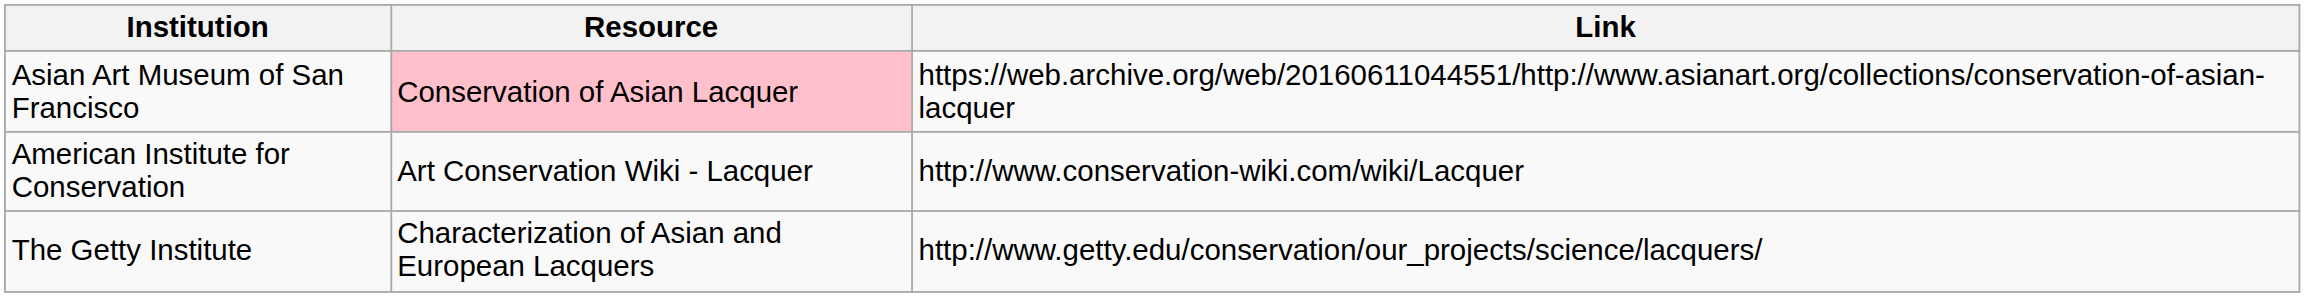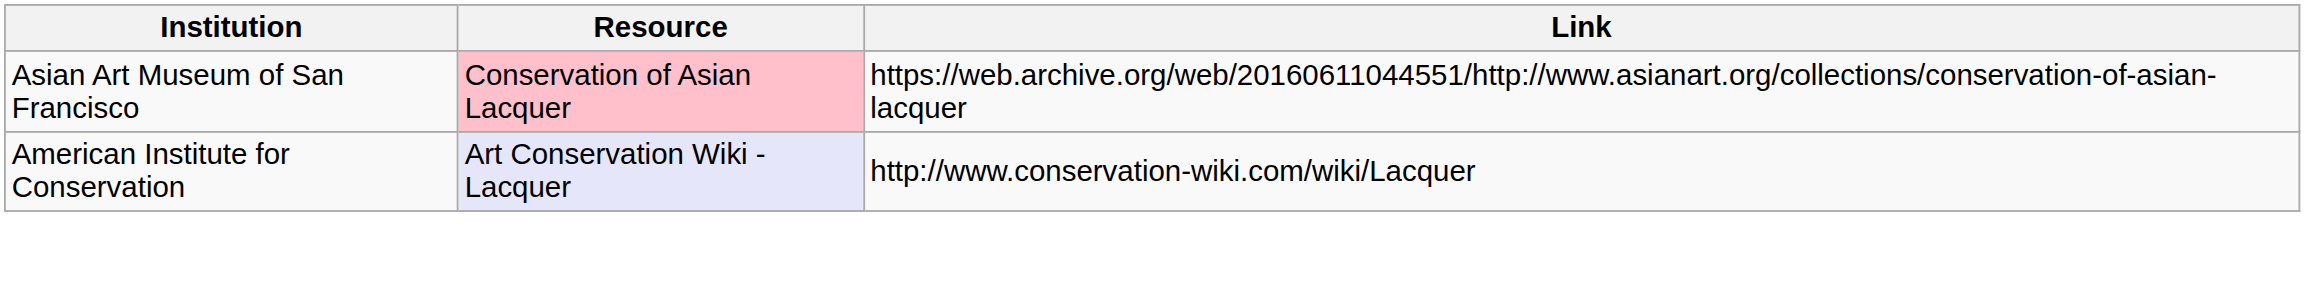(605, 170) no background -> (615, 170) lavender background
- row: (132, 250)
